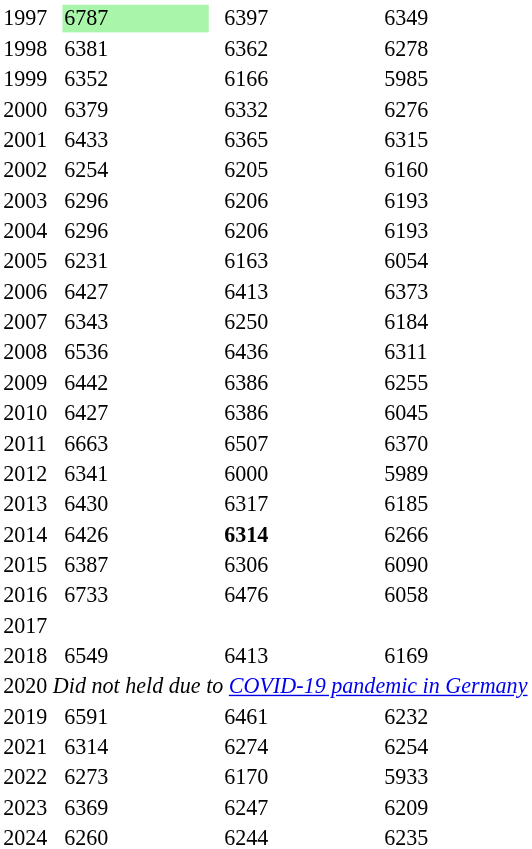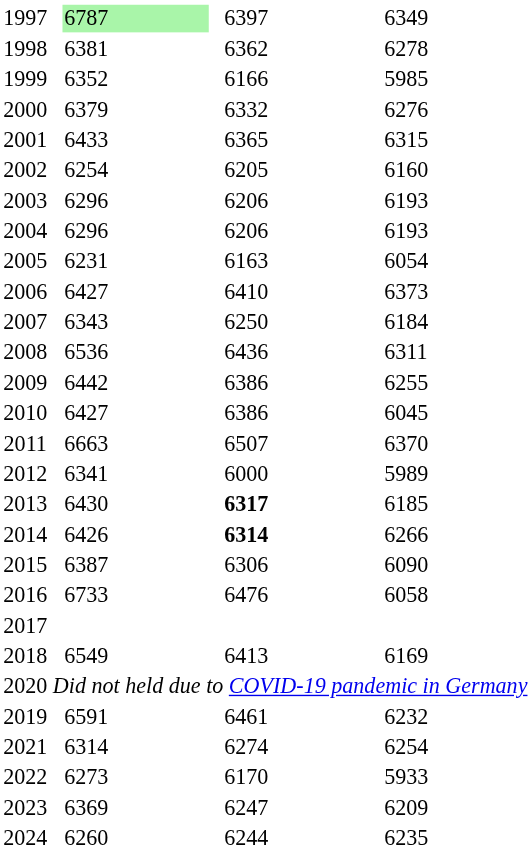(246, 291) 6413 -> (246, 291) 6410
(246, 504) normal -> (246, 504) bold
